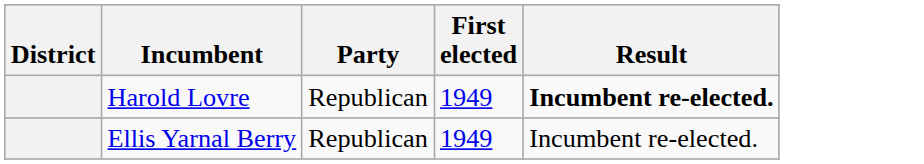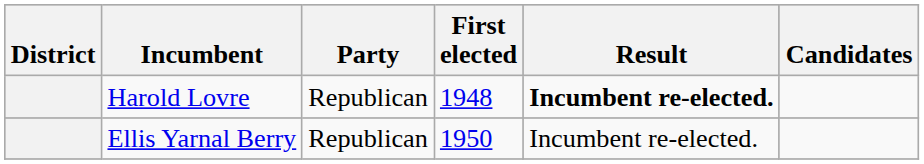+ column: (849, 54)
(466, 96) 1949 -> (466, 96) 1948
(466, 138) 1949 -> (466, 138) 1950
